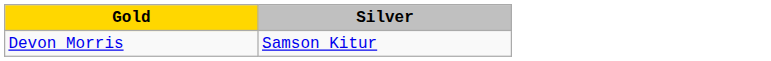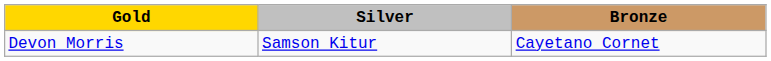+ column: (639, 18)
